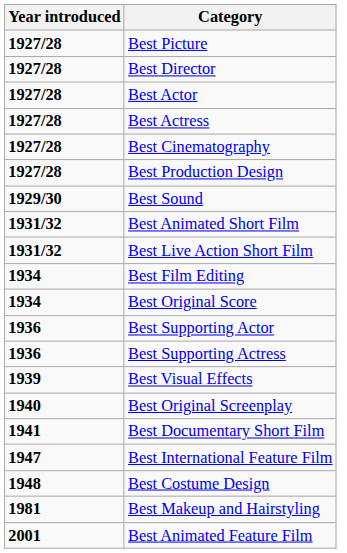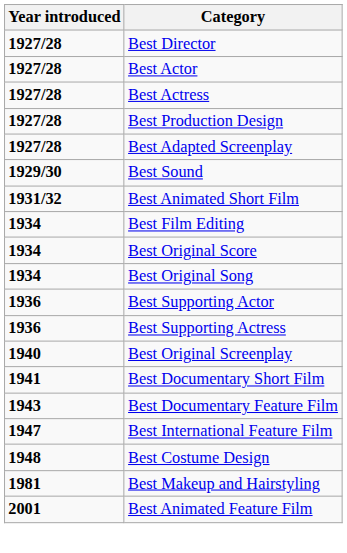- row: (168, 43)
- row: (199, 146)
+ row: (210, 146)
- row: (221, 250)
+ row: (191, 276)
- row: (190, 379)
+ row: (233, 405)
